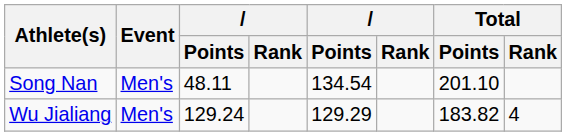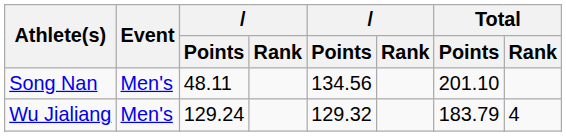(342, 83) 134.54 -> (342, 83) 134.56
(342, 114) 129.29 -> (342, 114) 129.32
(469, 114) 183.82 -> (469, 114) 183.79
